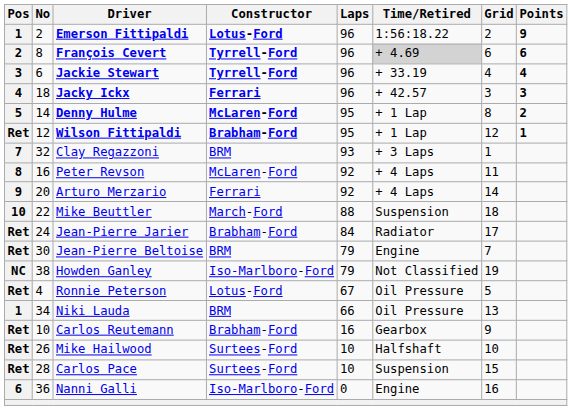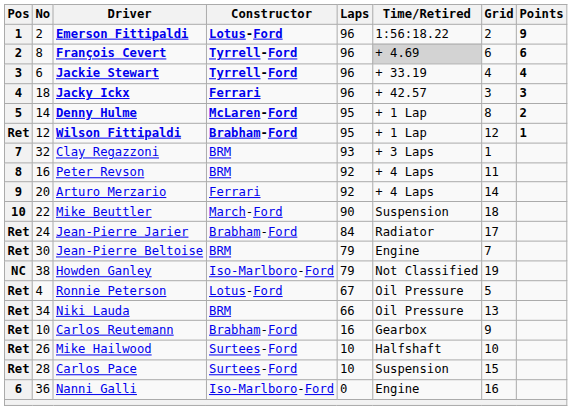(253, 173) McLaren-Ford -> (220, 173) BRM
(347, 212) 88 -> (347, 212) 90
(18, 311) 1 -> (18, 311) Ret
